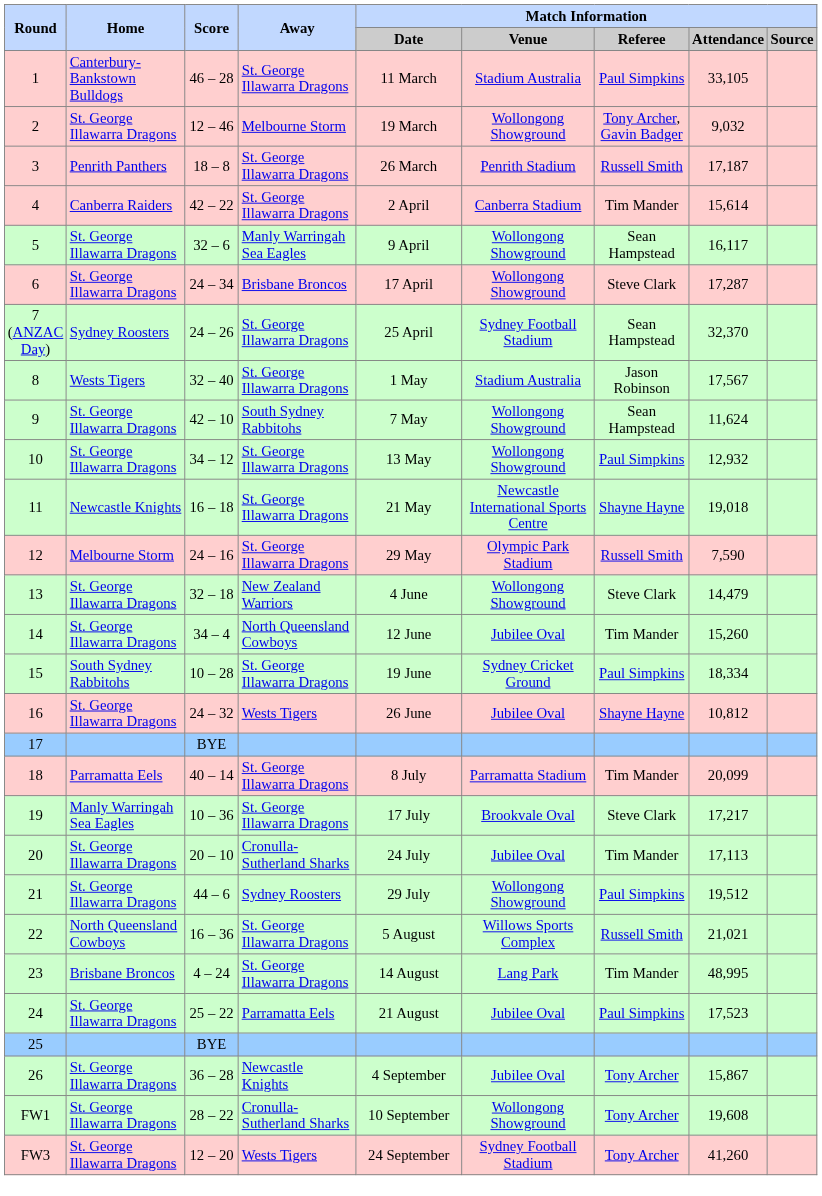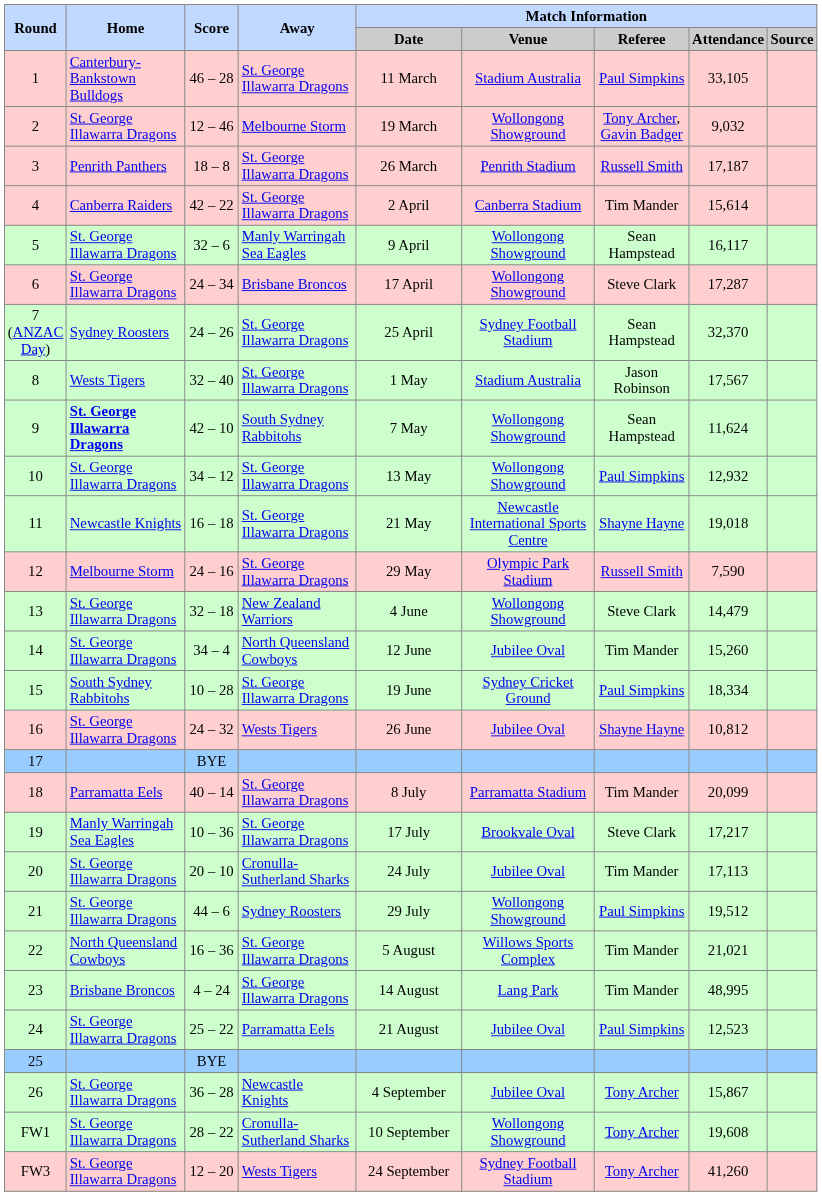(123, 419) normal -> (103, 428) bold
(642, 934) Russell Smith -> (642, 950) Tim Mander
(728, 1013) 17,523 -> (728, 1029) 12,523
